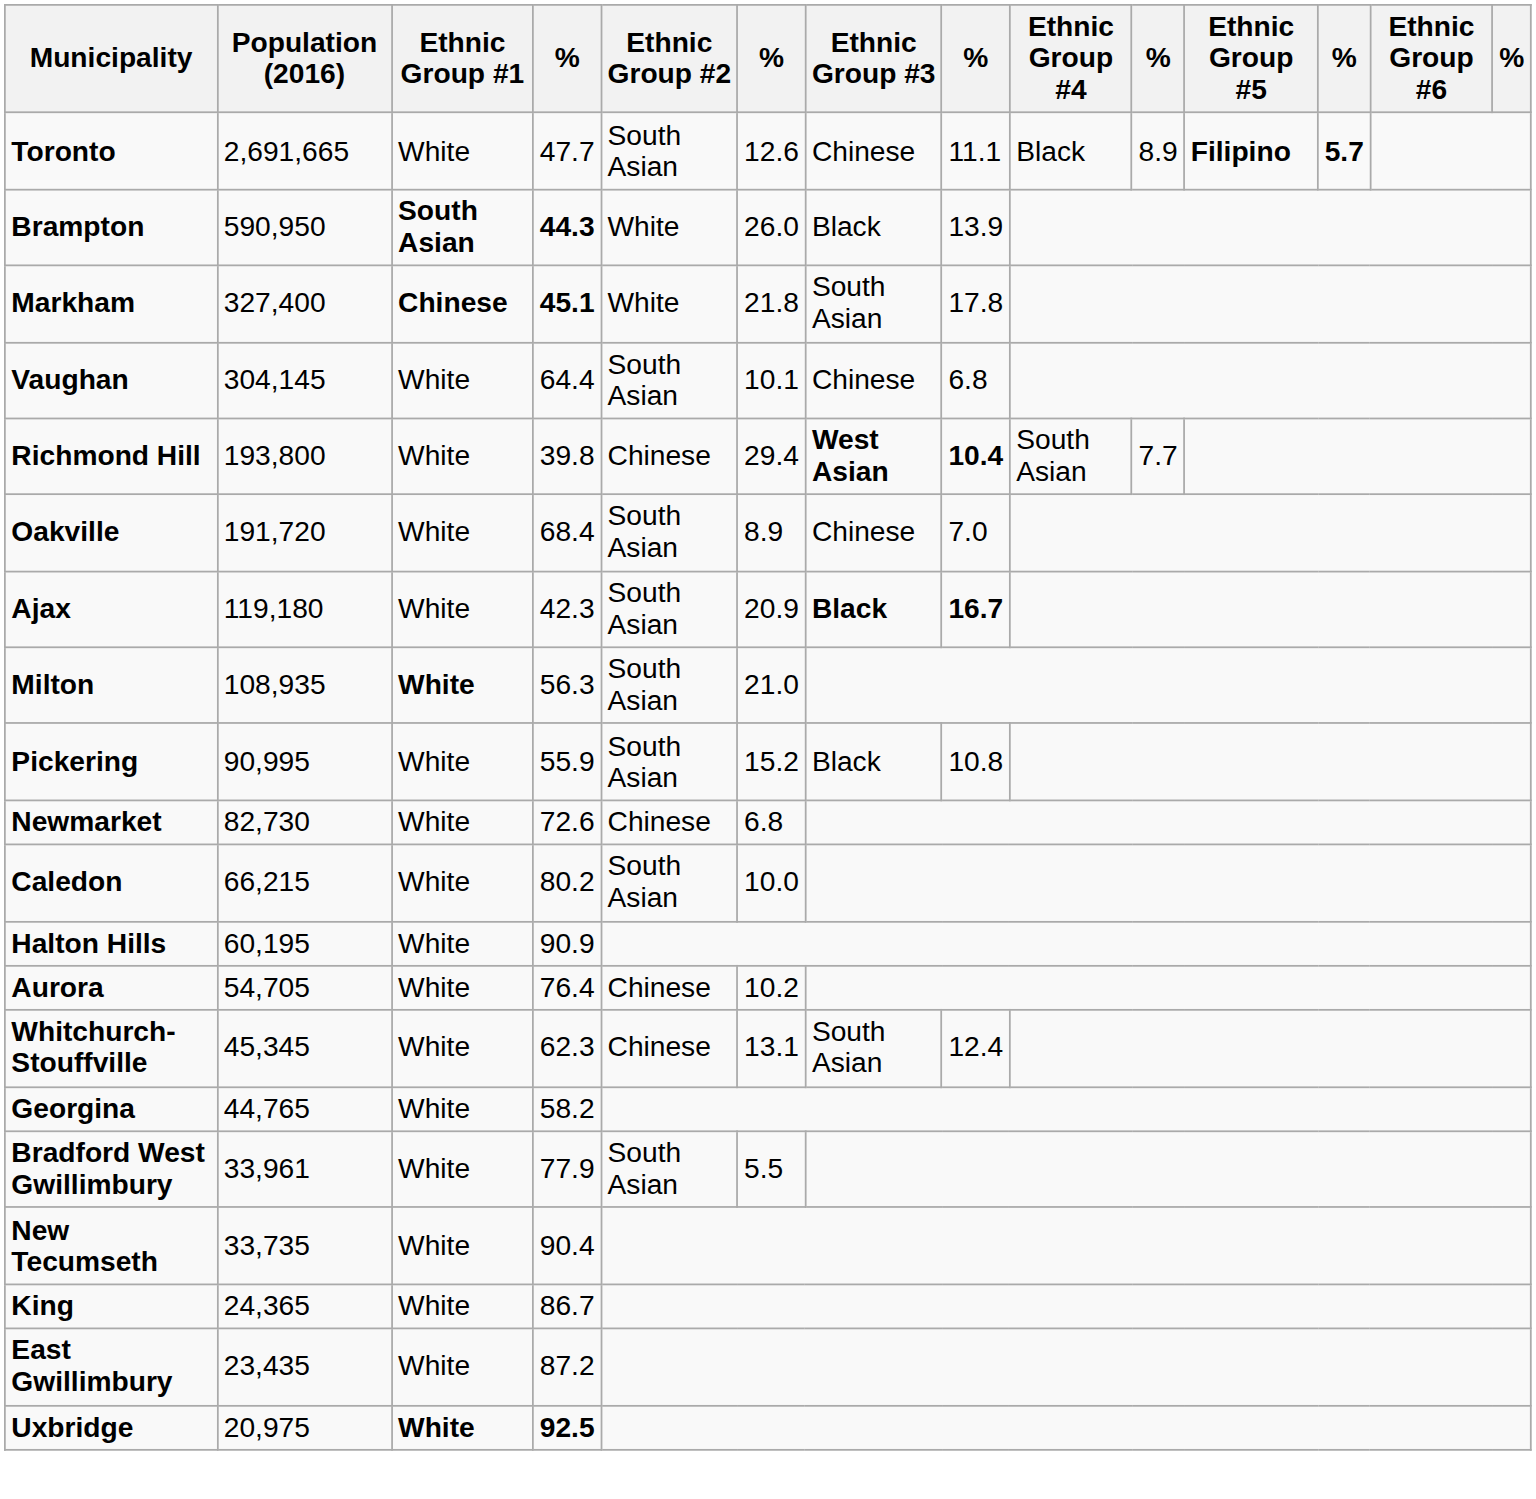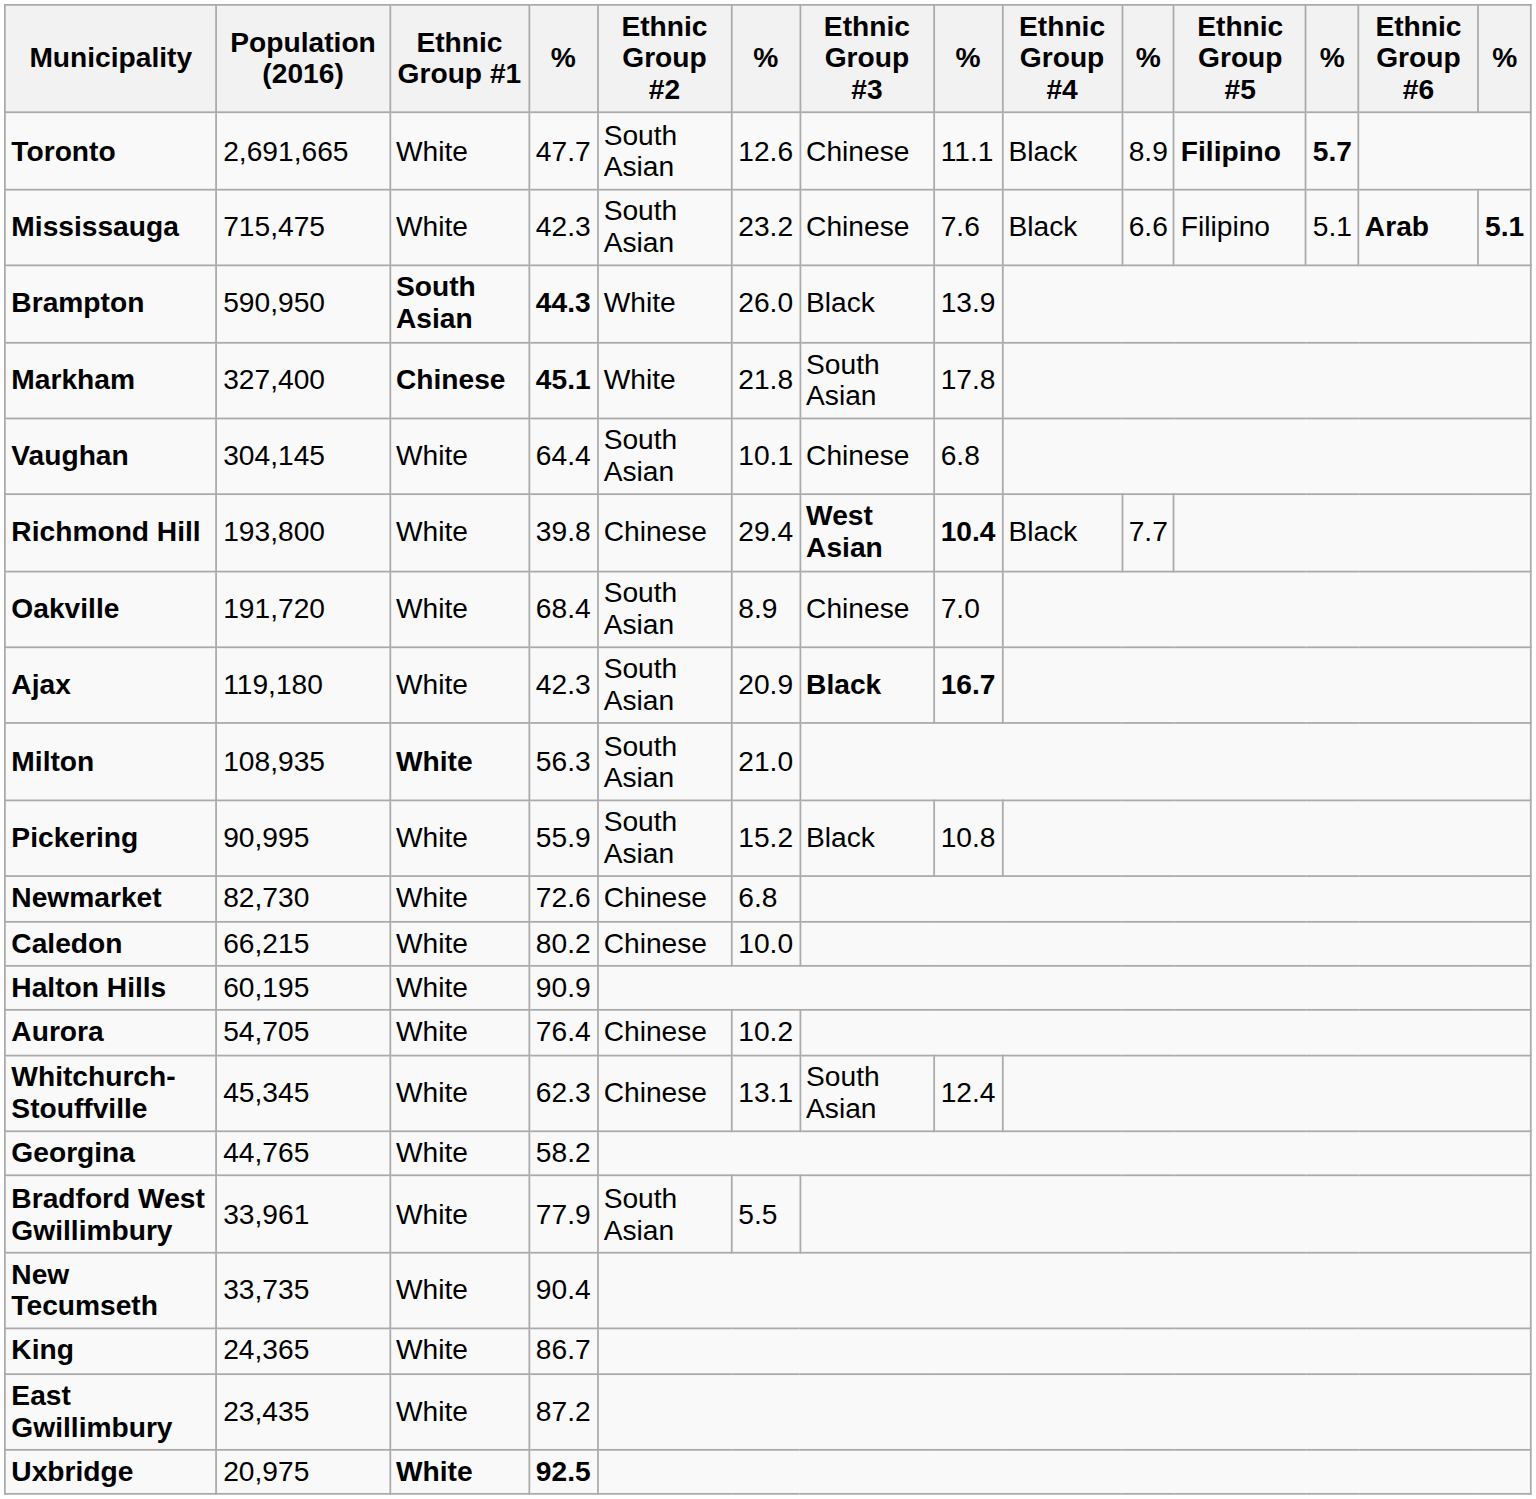+ row: (95, 227)
(1053, 456) South Asian -> (1043, 532) Black
(644, 882) South Asian -> (655, 942) Chinese
